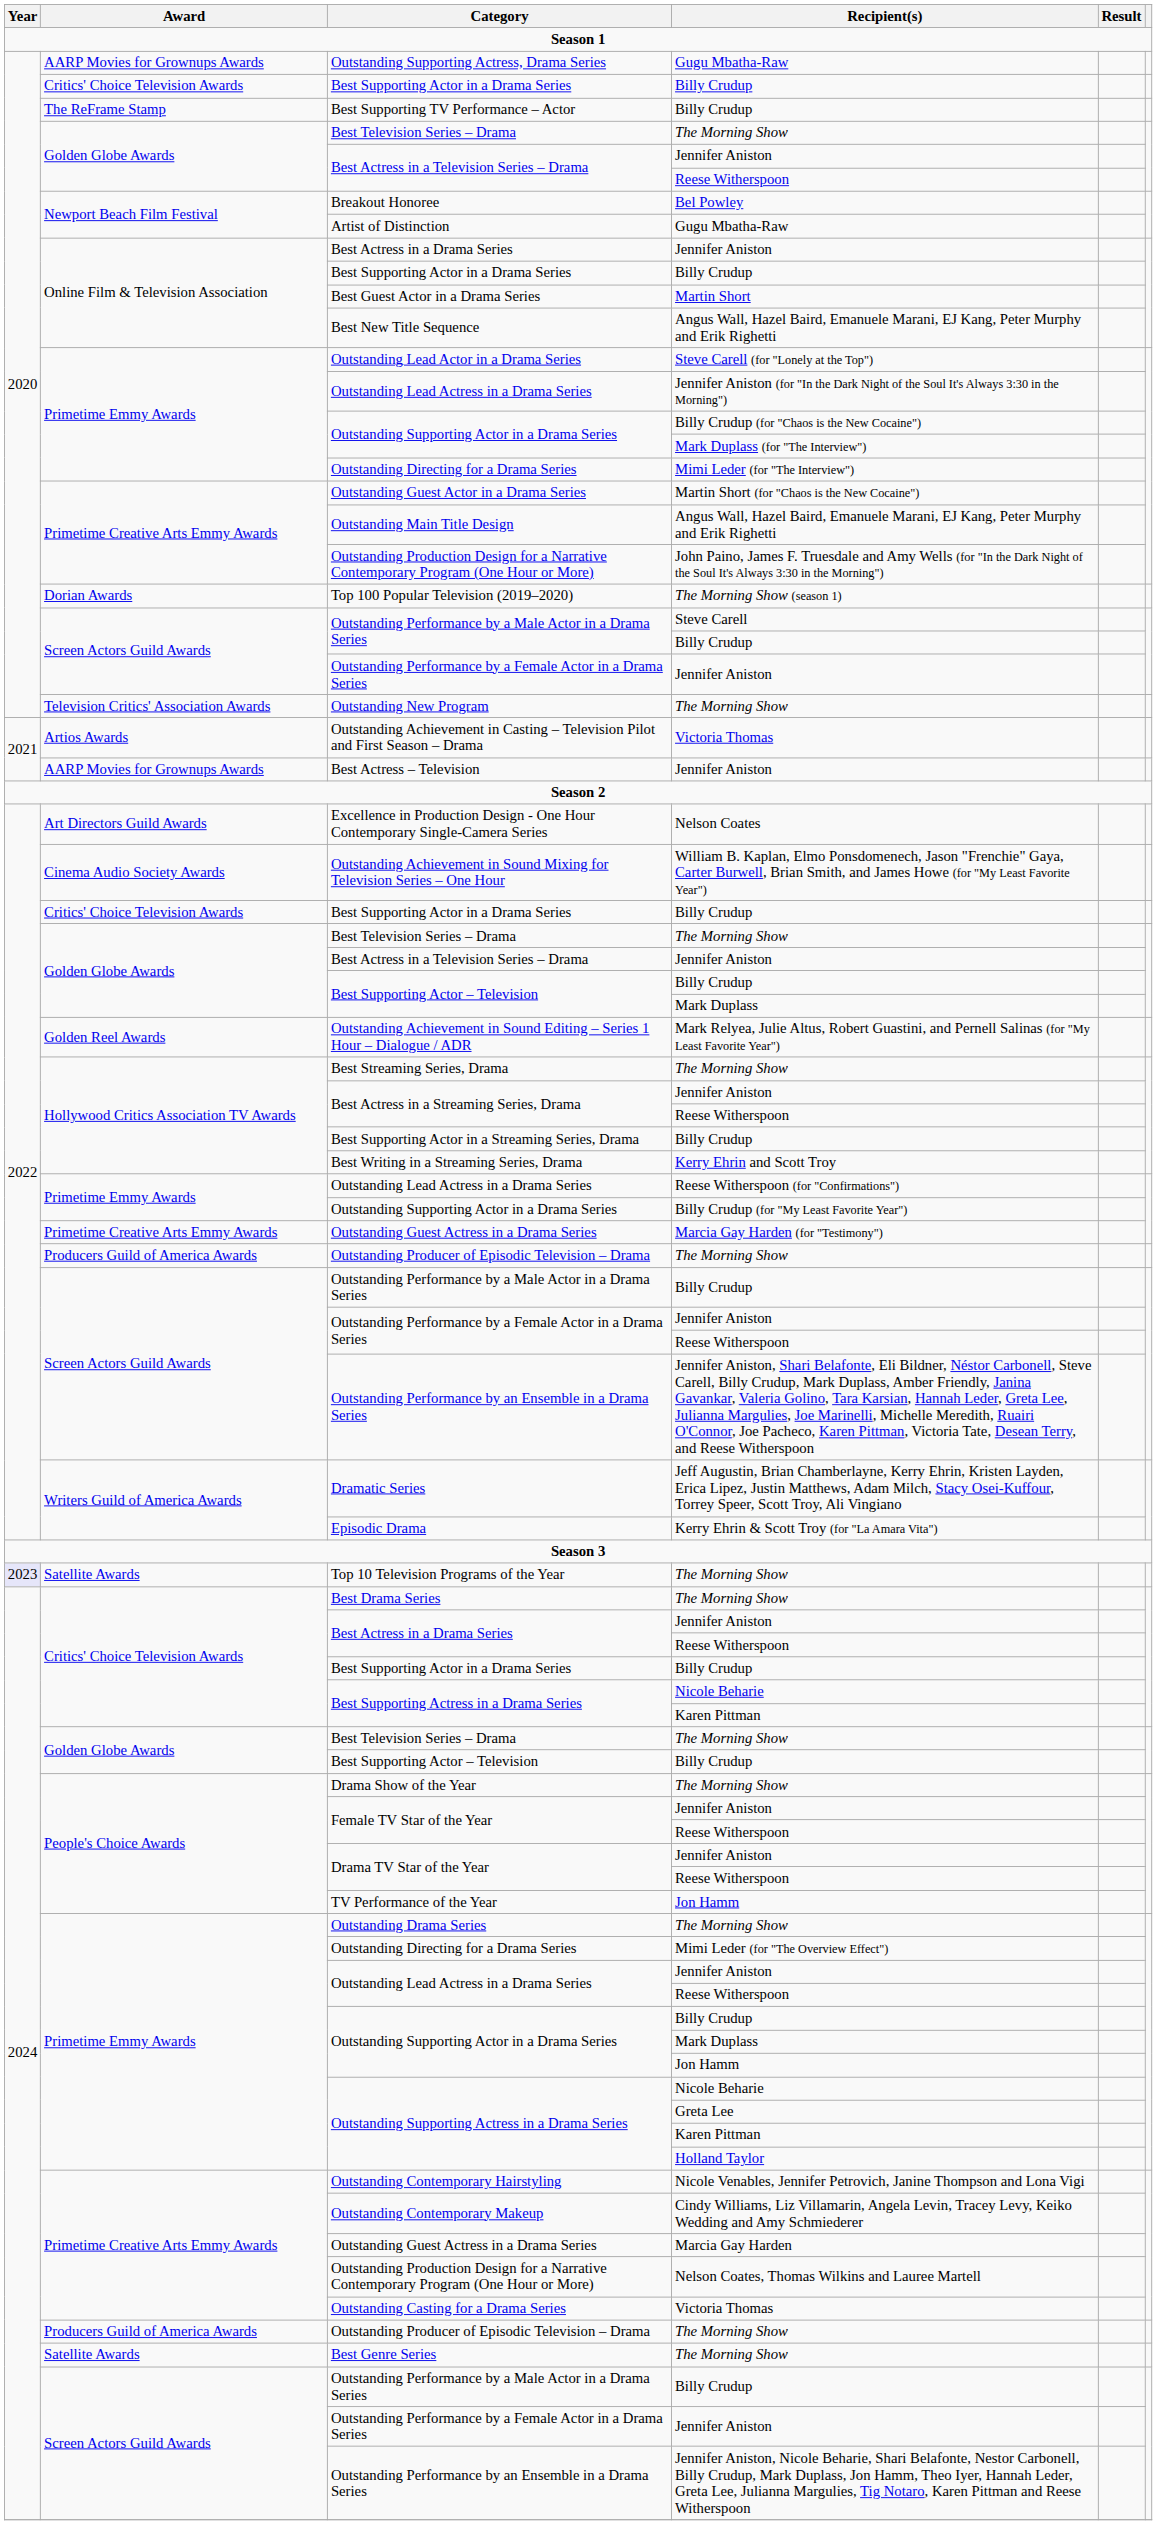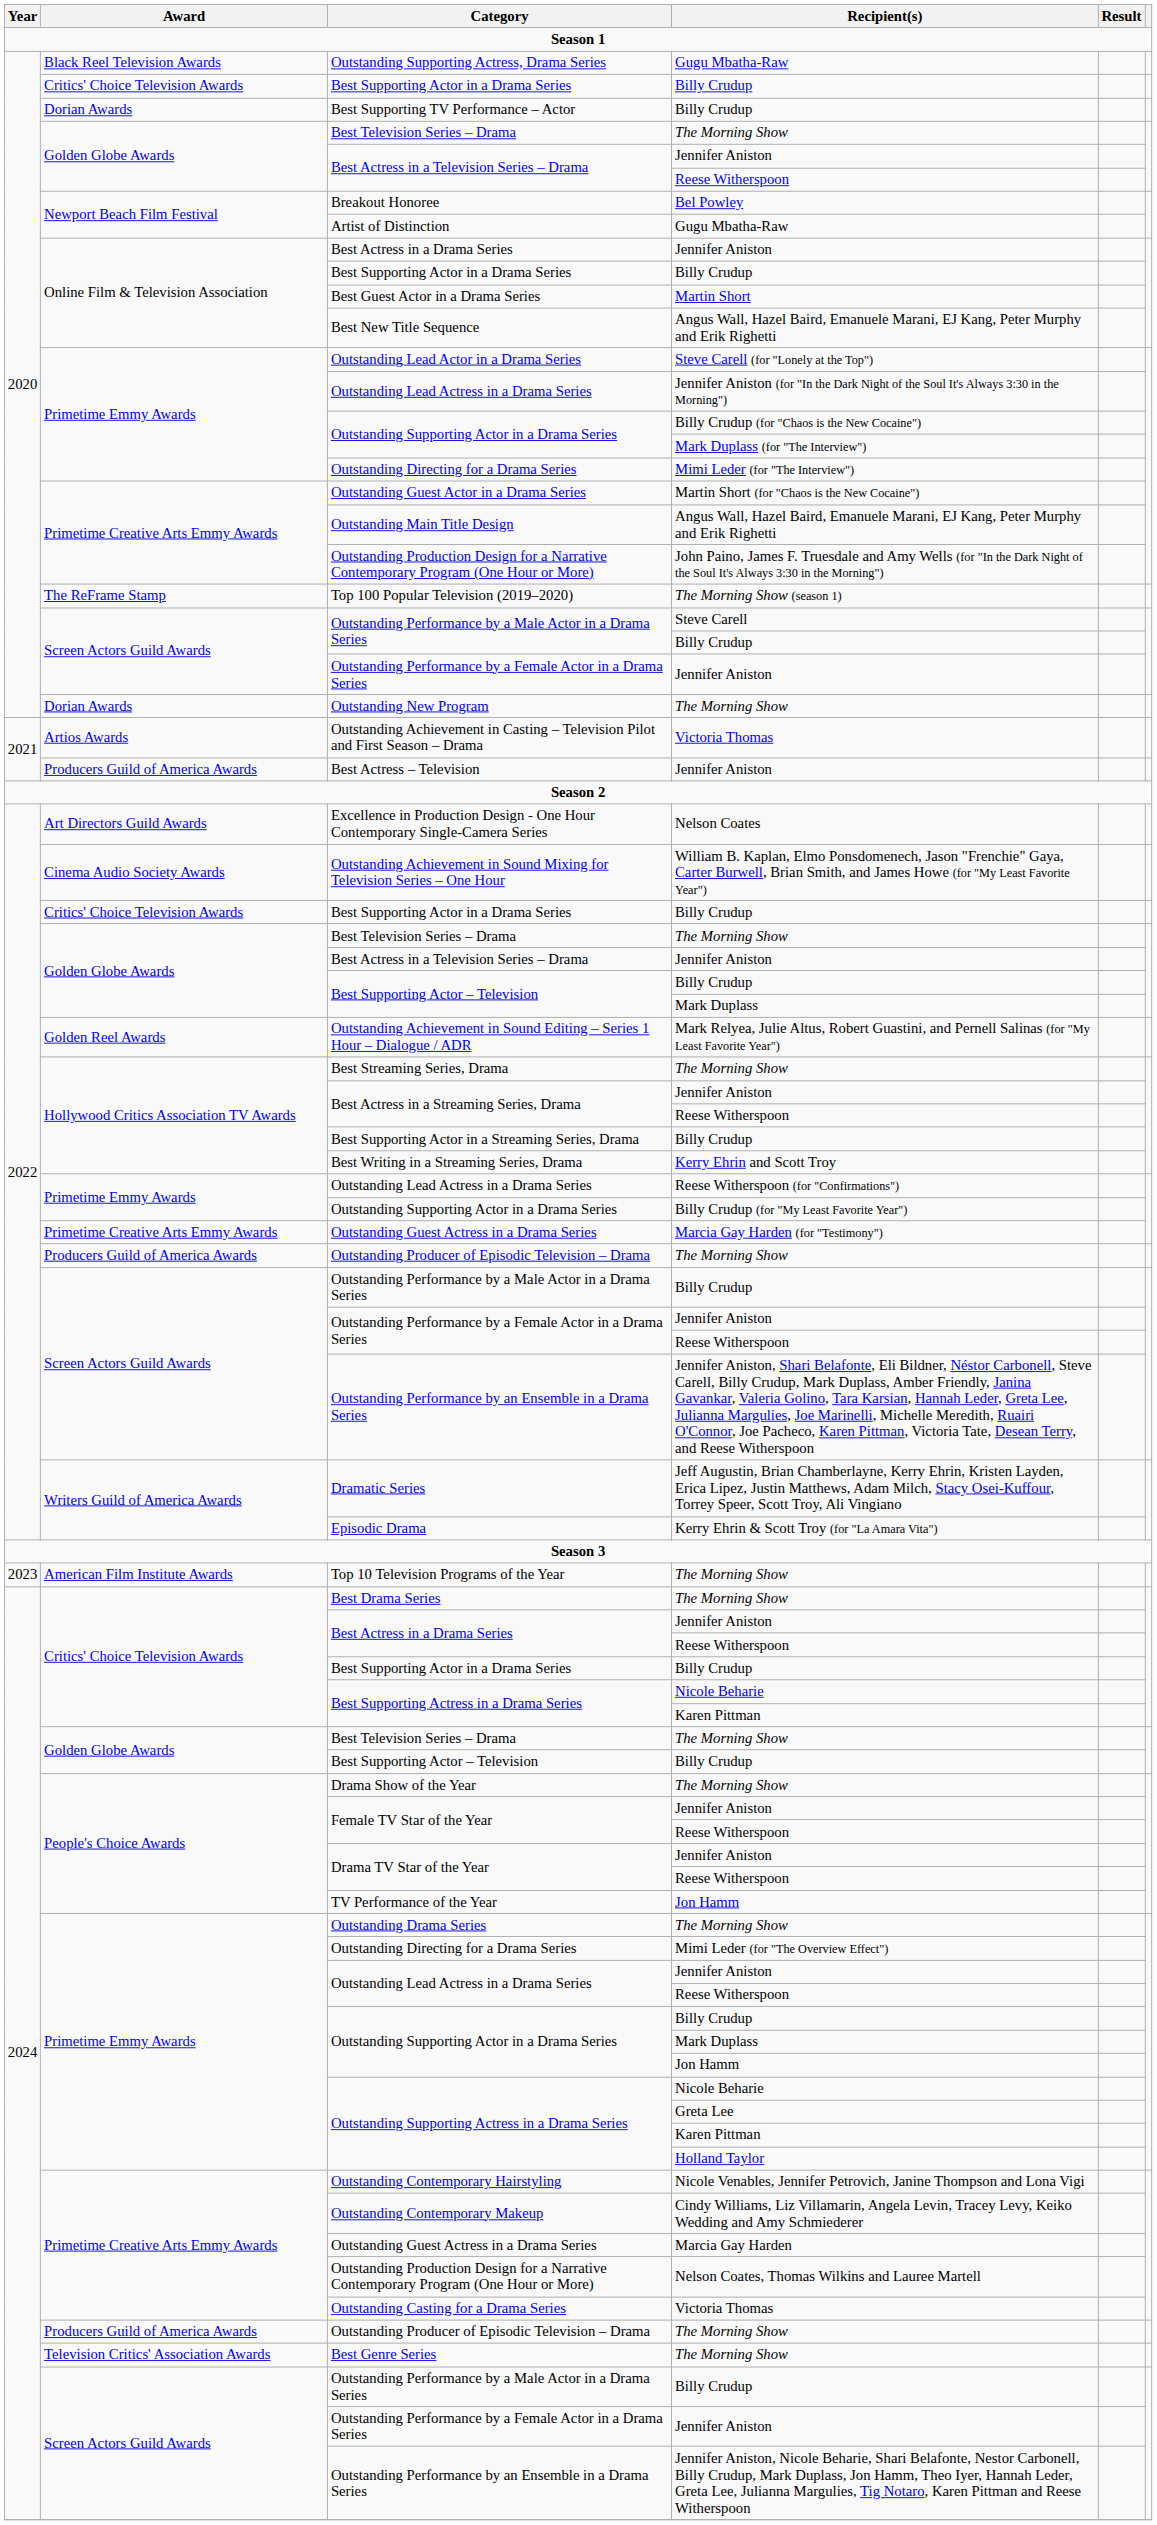(154, 62) AARP Movies for Grownups Awards -> (132, 62) Black Reel Television Awards
(105, 109) The ReFrame Stamp -> (88, 109) Dorian Awards
(88, 596) Dorian Awards -> (105, 596) The ReFrame Stamp
(157, 705) Television Critics' Association Awards -> (88, 705) Dorian Awards
(154, 769) AARP Movies for Grownups Awards -> (151, 769) Producers Guild of America Awards
(23, 1574) lavender background -> (23, 1574) no background
(92, 1574) Satellite Awards -> (138, 1574) American Film Institute Awards
(92, 2355) Satellite Awards -> (157, 2355) Television Critics' Association Awards
